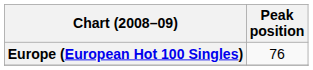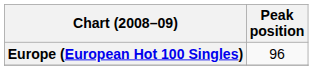(277, 53) 76 -> (277, 53) 96
